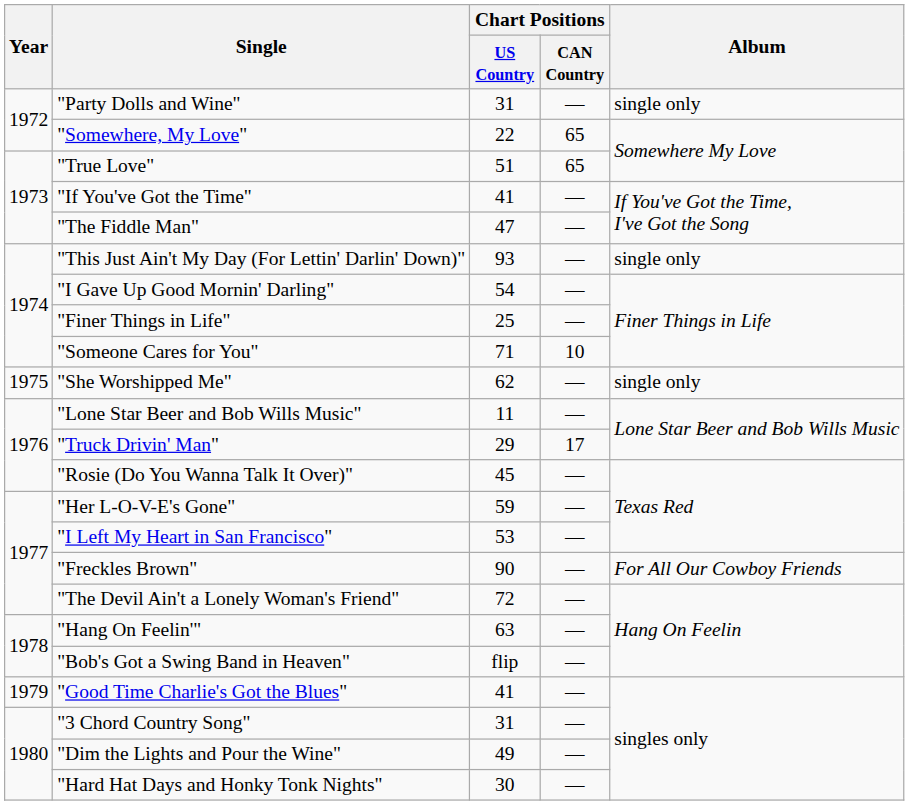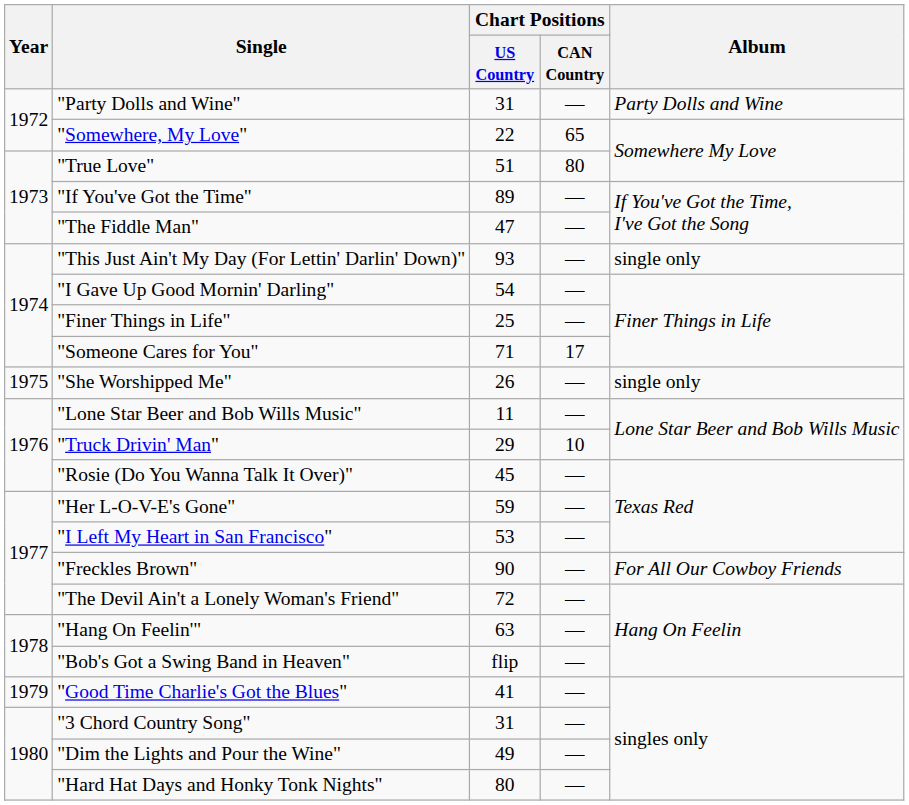(657, 103) single only -> (699, 103) Party Dolls and Wine
(575, 165) 65 -> (575, 165) 80
(505, 196) 41 -> (505, 196) 89
(575, 351) 10 -> (575, 351) 17
(505, 382) 62 -> (505, 382) 26
(575, 444) 17 -> (575, 444) 10
(505, 784) 30 -> (505, 784) 80
